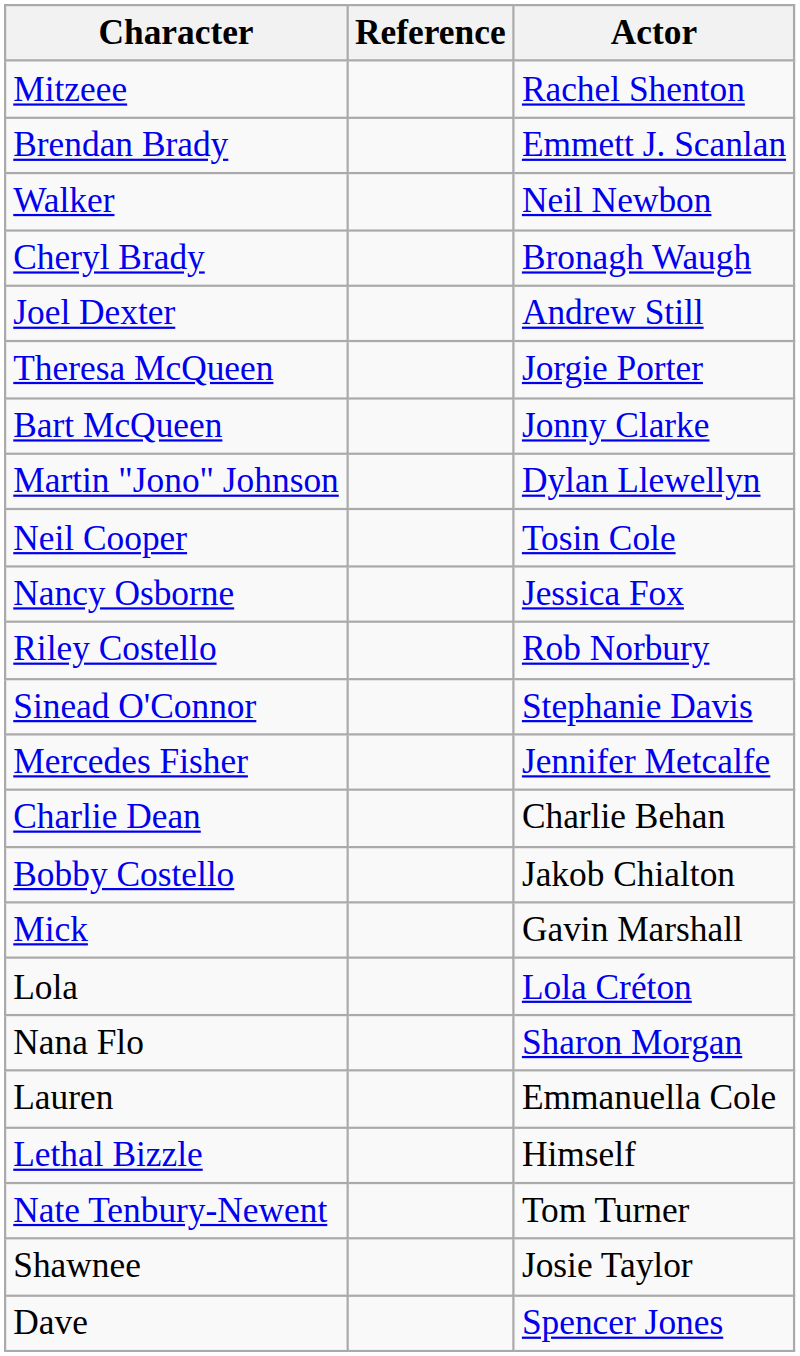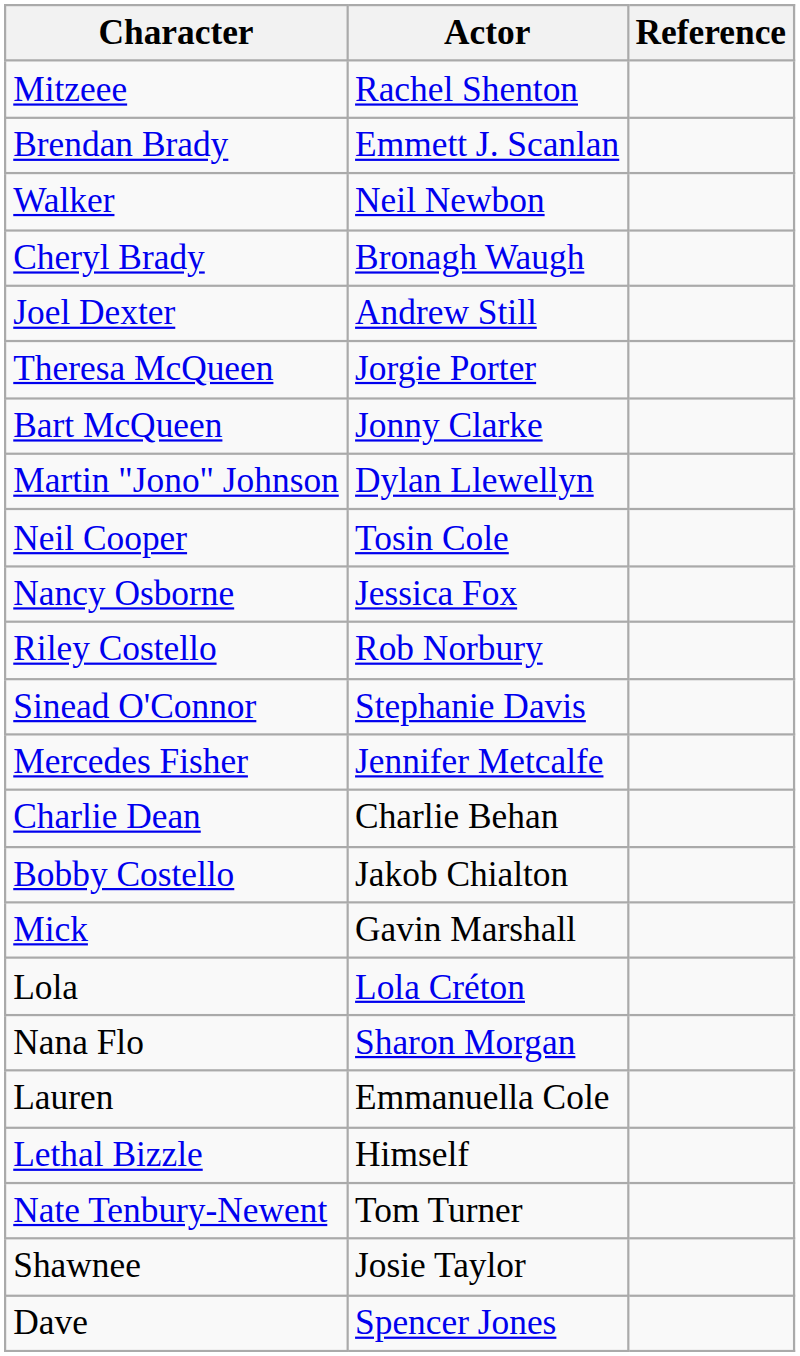columns swapped: (654, 32) <-> (430, 32)
